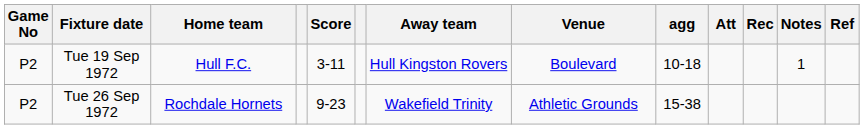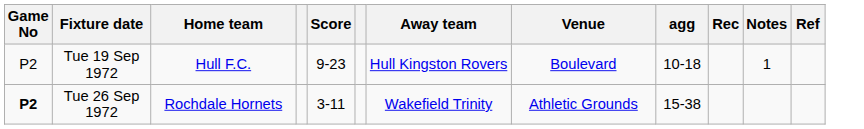- column: (726, 24)
(331, 64) 3-11 -> (331, 64) 9-23
(28, 104) normal -> (28, 104) bold
(331, 104) 9-23 -> (331, 104) 3-11
